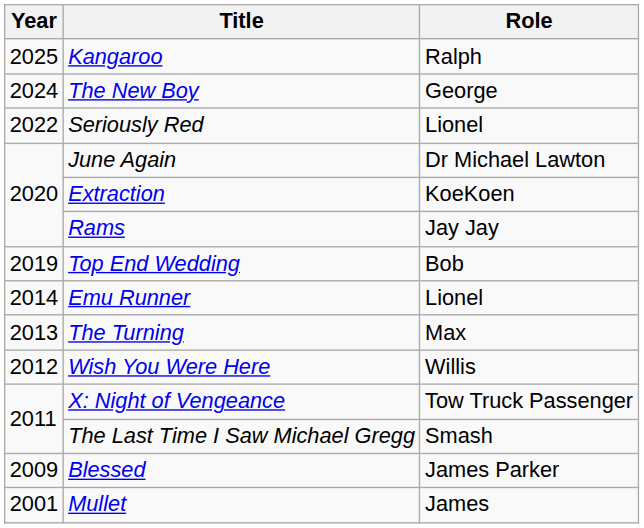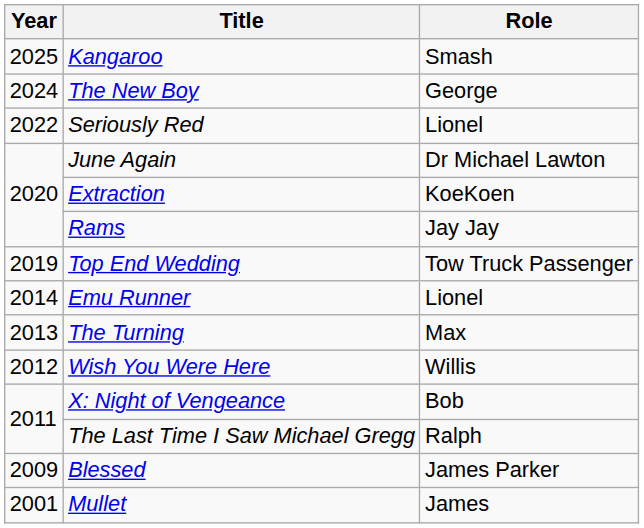(454, 56) Ralph -> (459, 56) Smash
(444, 263) Bob -> (529, 263) Tow Truck Passenger
(529, 401) Tow Truck Passenger -> (444, 401) Bob
(459, 435) Smash -> (454, 435) Ralph
